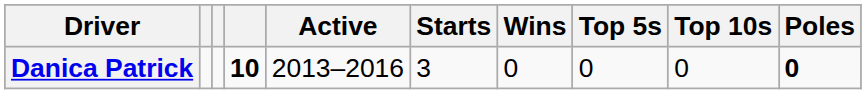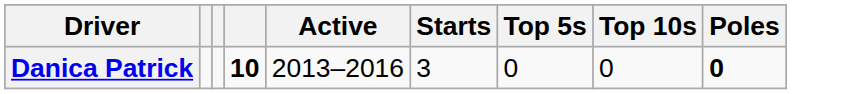- column: (535, 26)
